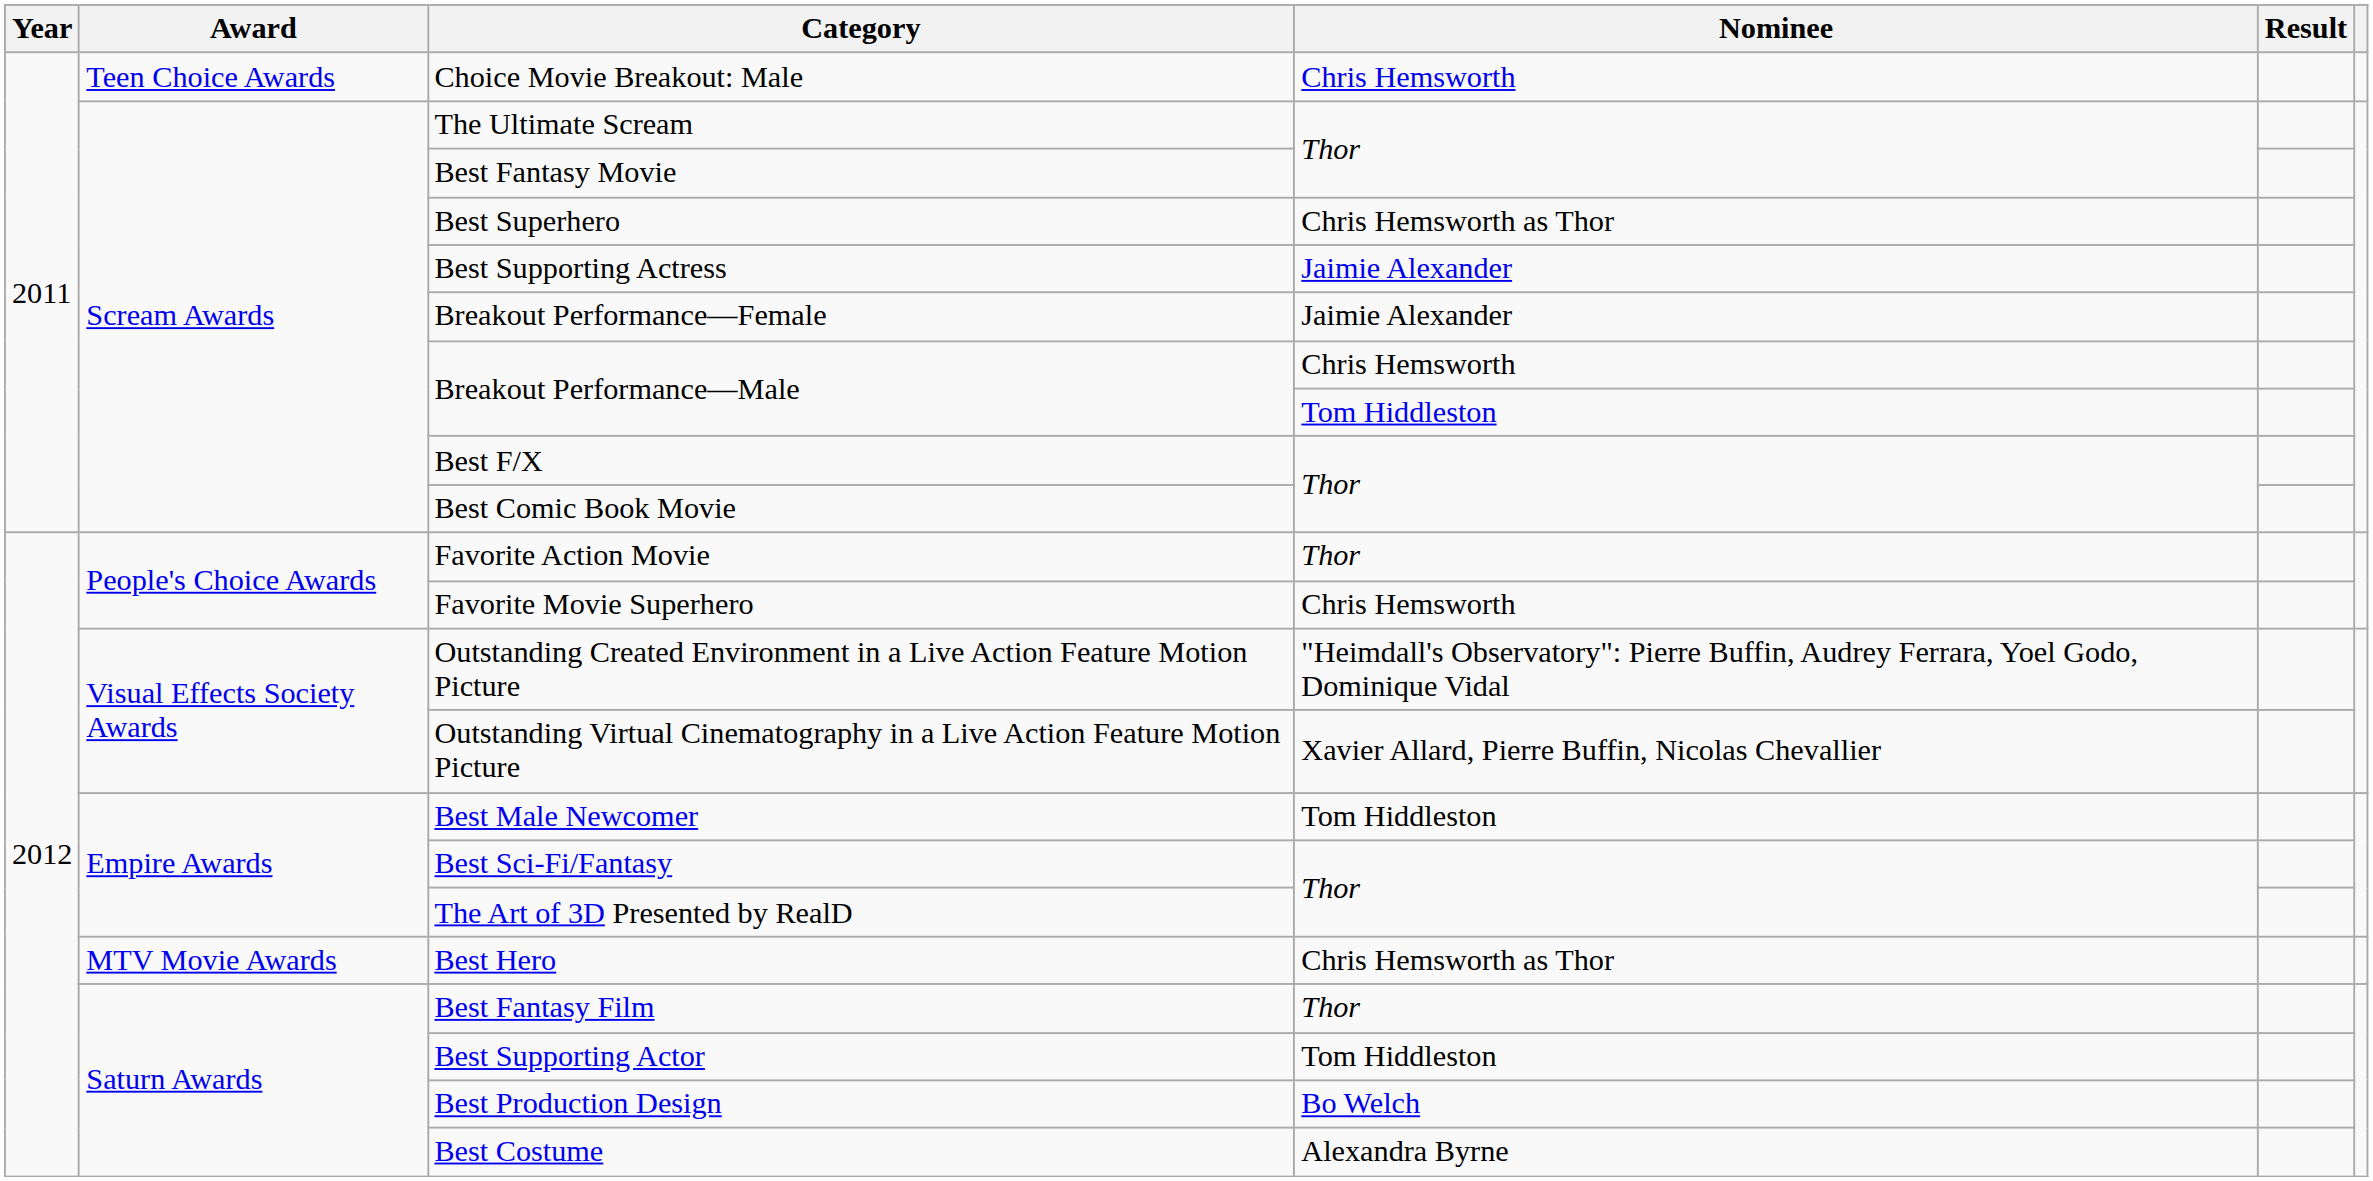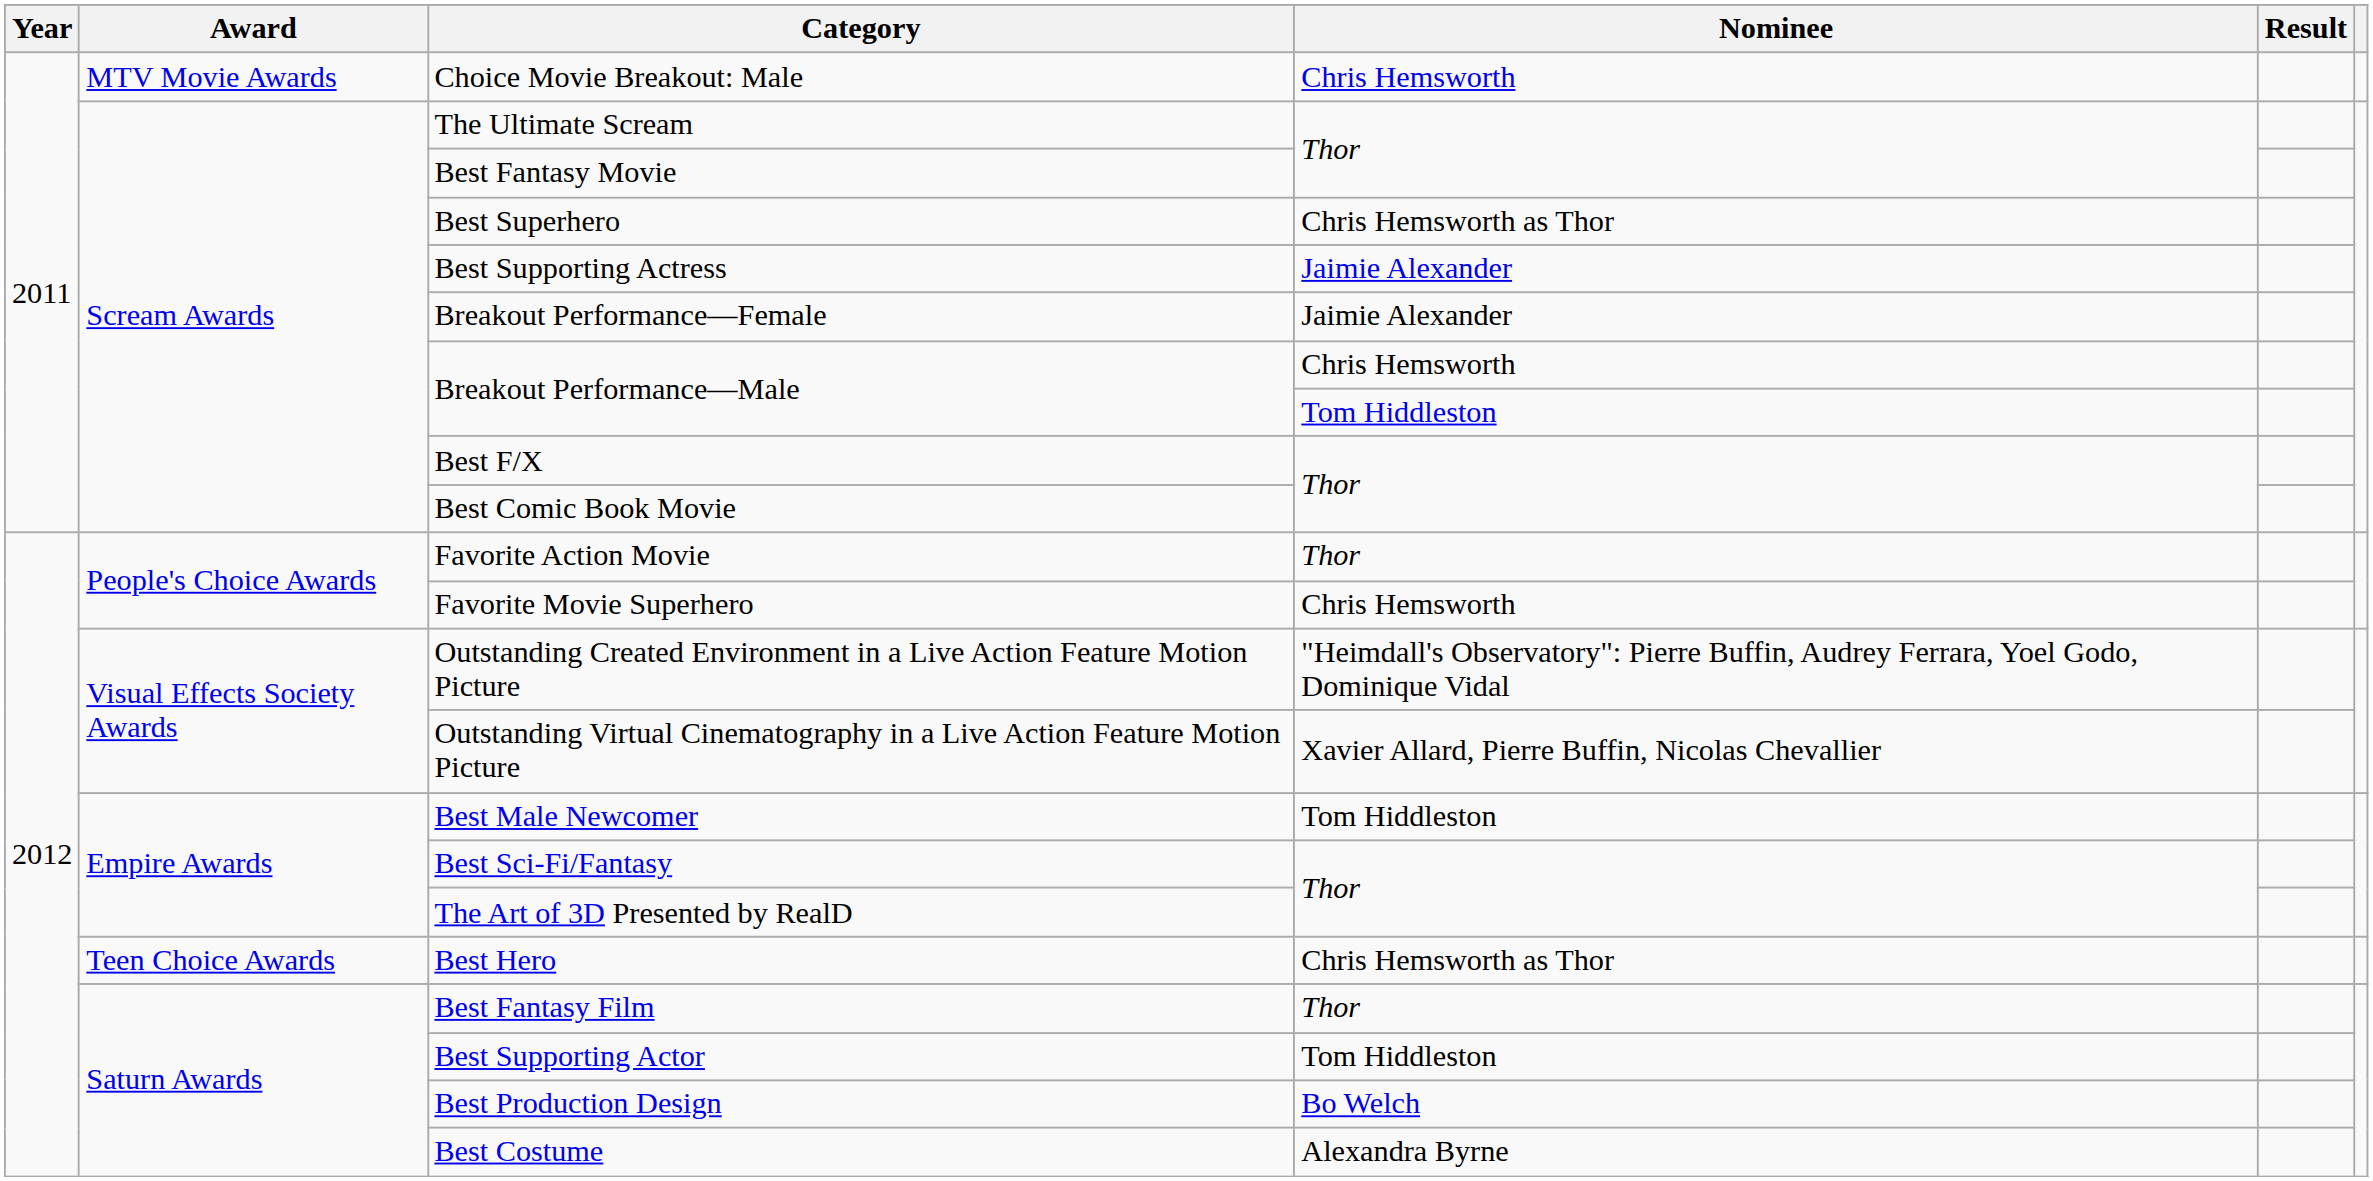(211, 76) Teen Choice Awards -> (212, 76) MTV Movie Awards
(212, 959) MTV Movie Awards -> (211, 959) Teen Choice Awards
